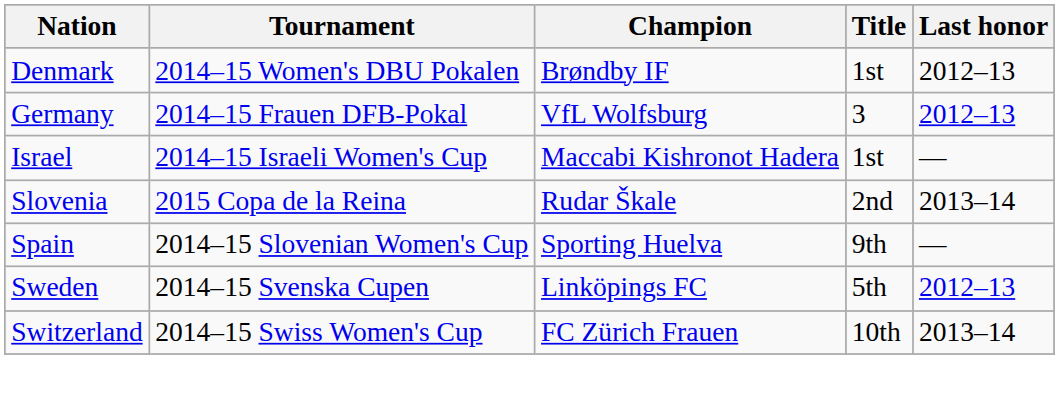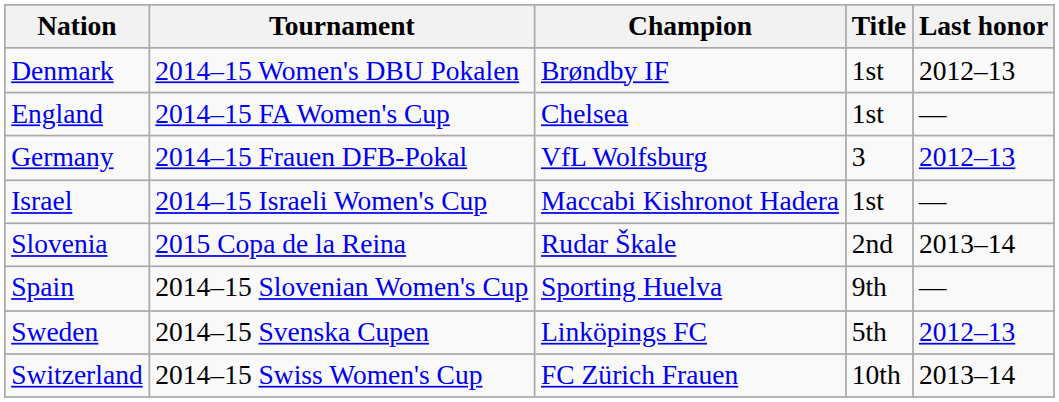+ row: (57, 113)
